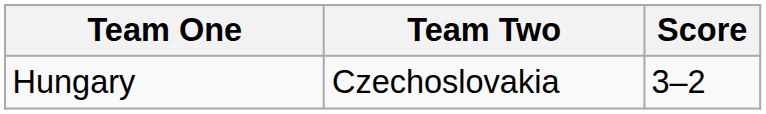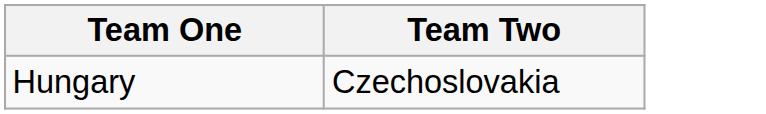- column: (702, 30)
